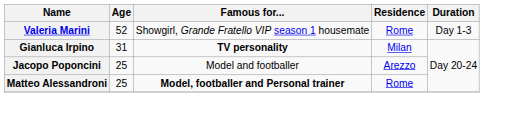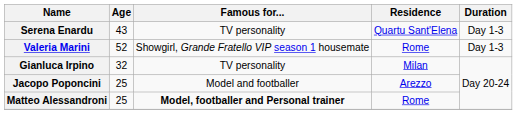+ row: (57, 30)
(121, 48) 31 -> (121, 65) 32
(252, 48) bold -> (252, 65) normal
